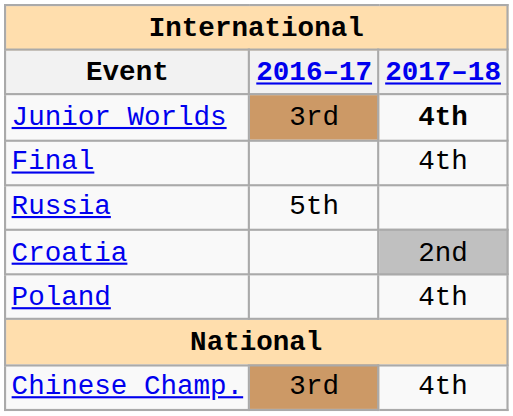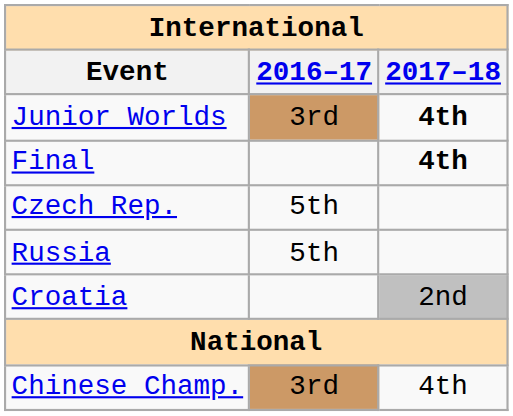(443, 162) normal -> (443, 162) bold
+ row: (94, 207)
- row: (61, 297)
